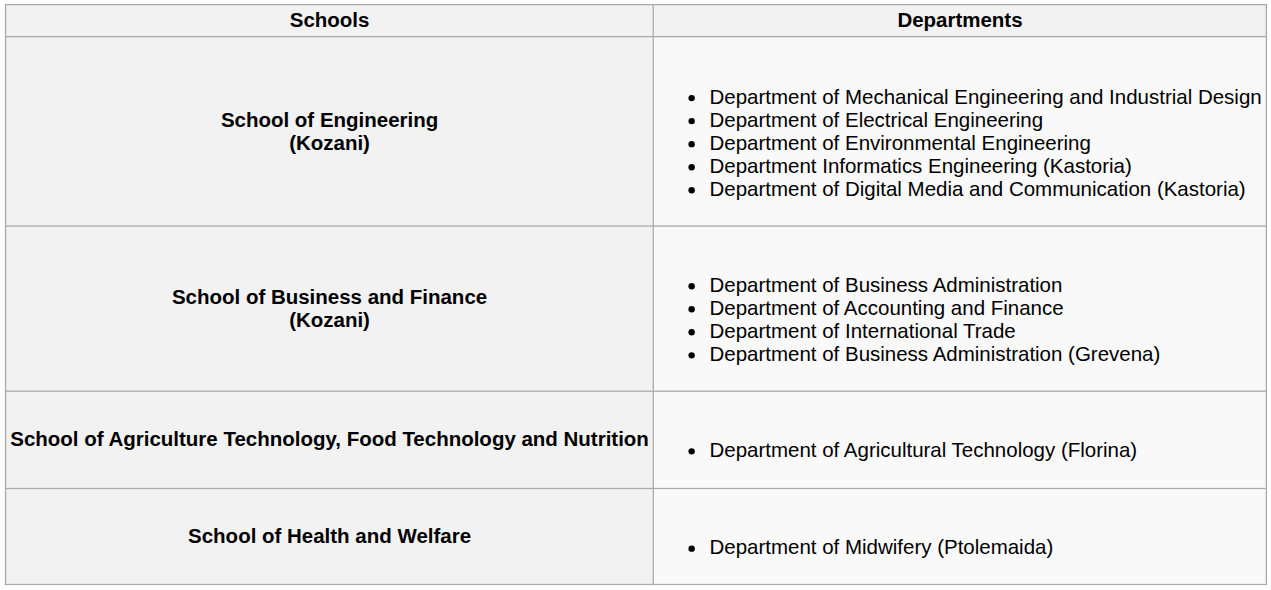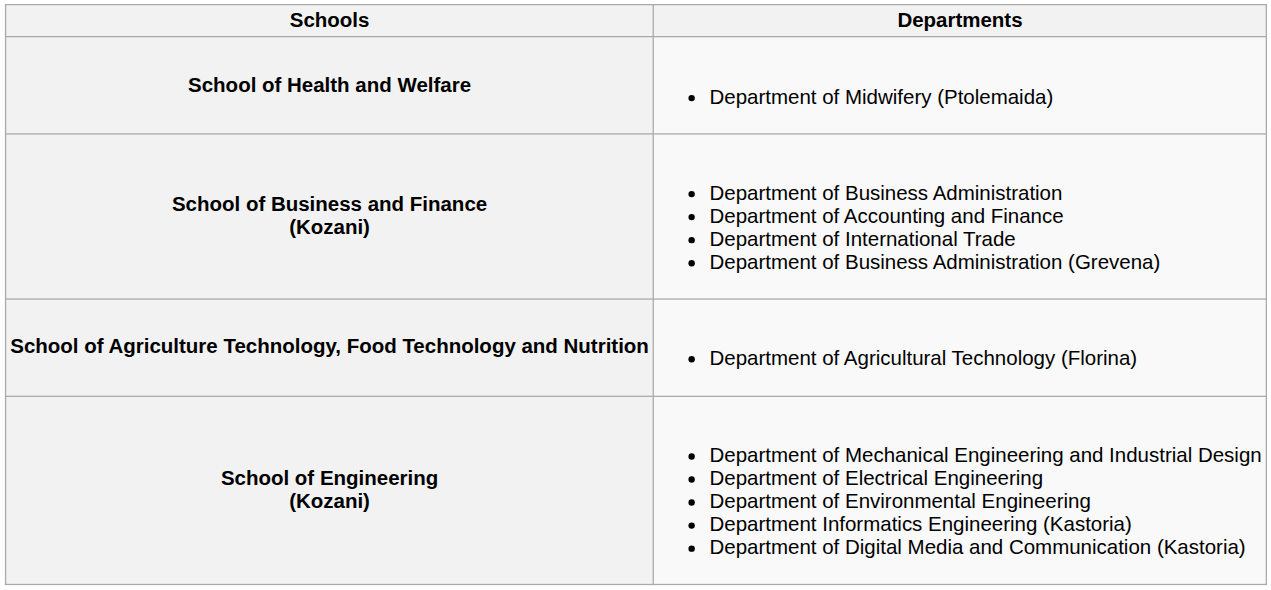rows swapped: (330, 131) <-> (330, 535)
